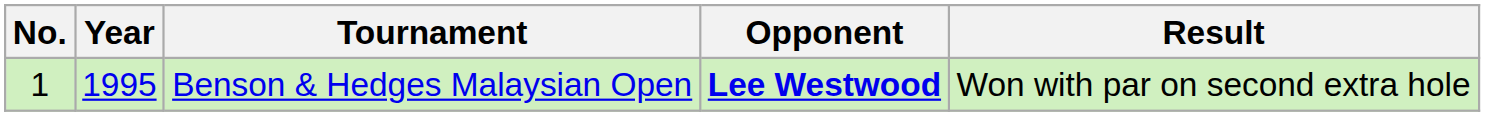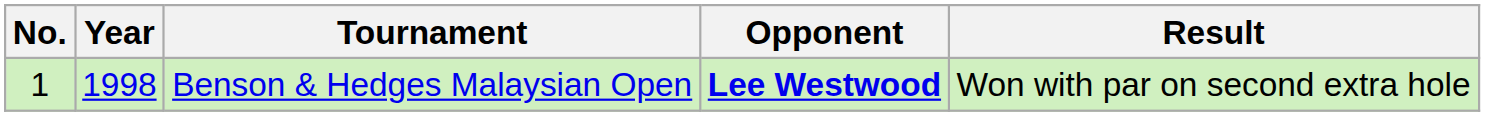(119, 85) 1995 -> (119, 85) 1998
